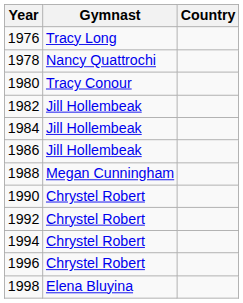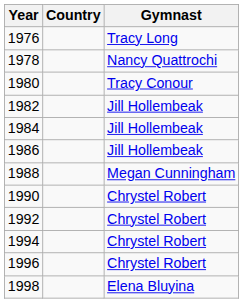columns swapped: (110, 15) <-> (208, 15)
